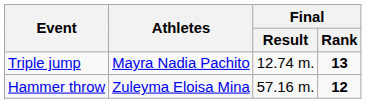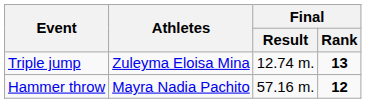(181, 63) Mayra Nadia Pachito -> (181, 63) Zuleyma Eloisa Mina
(181, 87) Zuleyma Eloisa Mina -> (181, 87) Mayra Nadia Pachito
